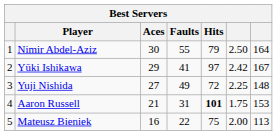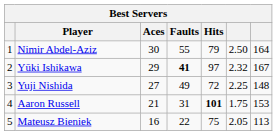(184, 68) normal -> (184, 68) bold
(238, 68) 2.42 -> (238, 68) 2.32
(238, 122) 2.00 -> (238, 122) 2.05
